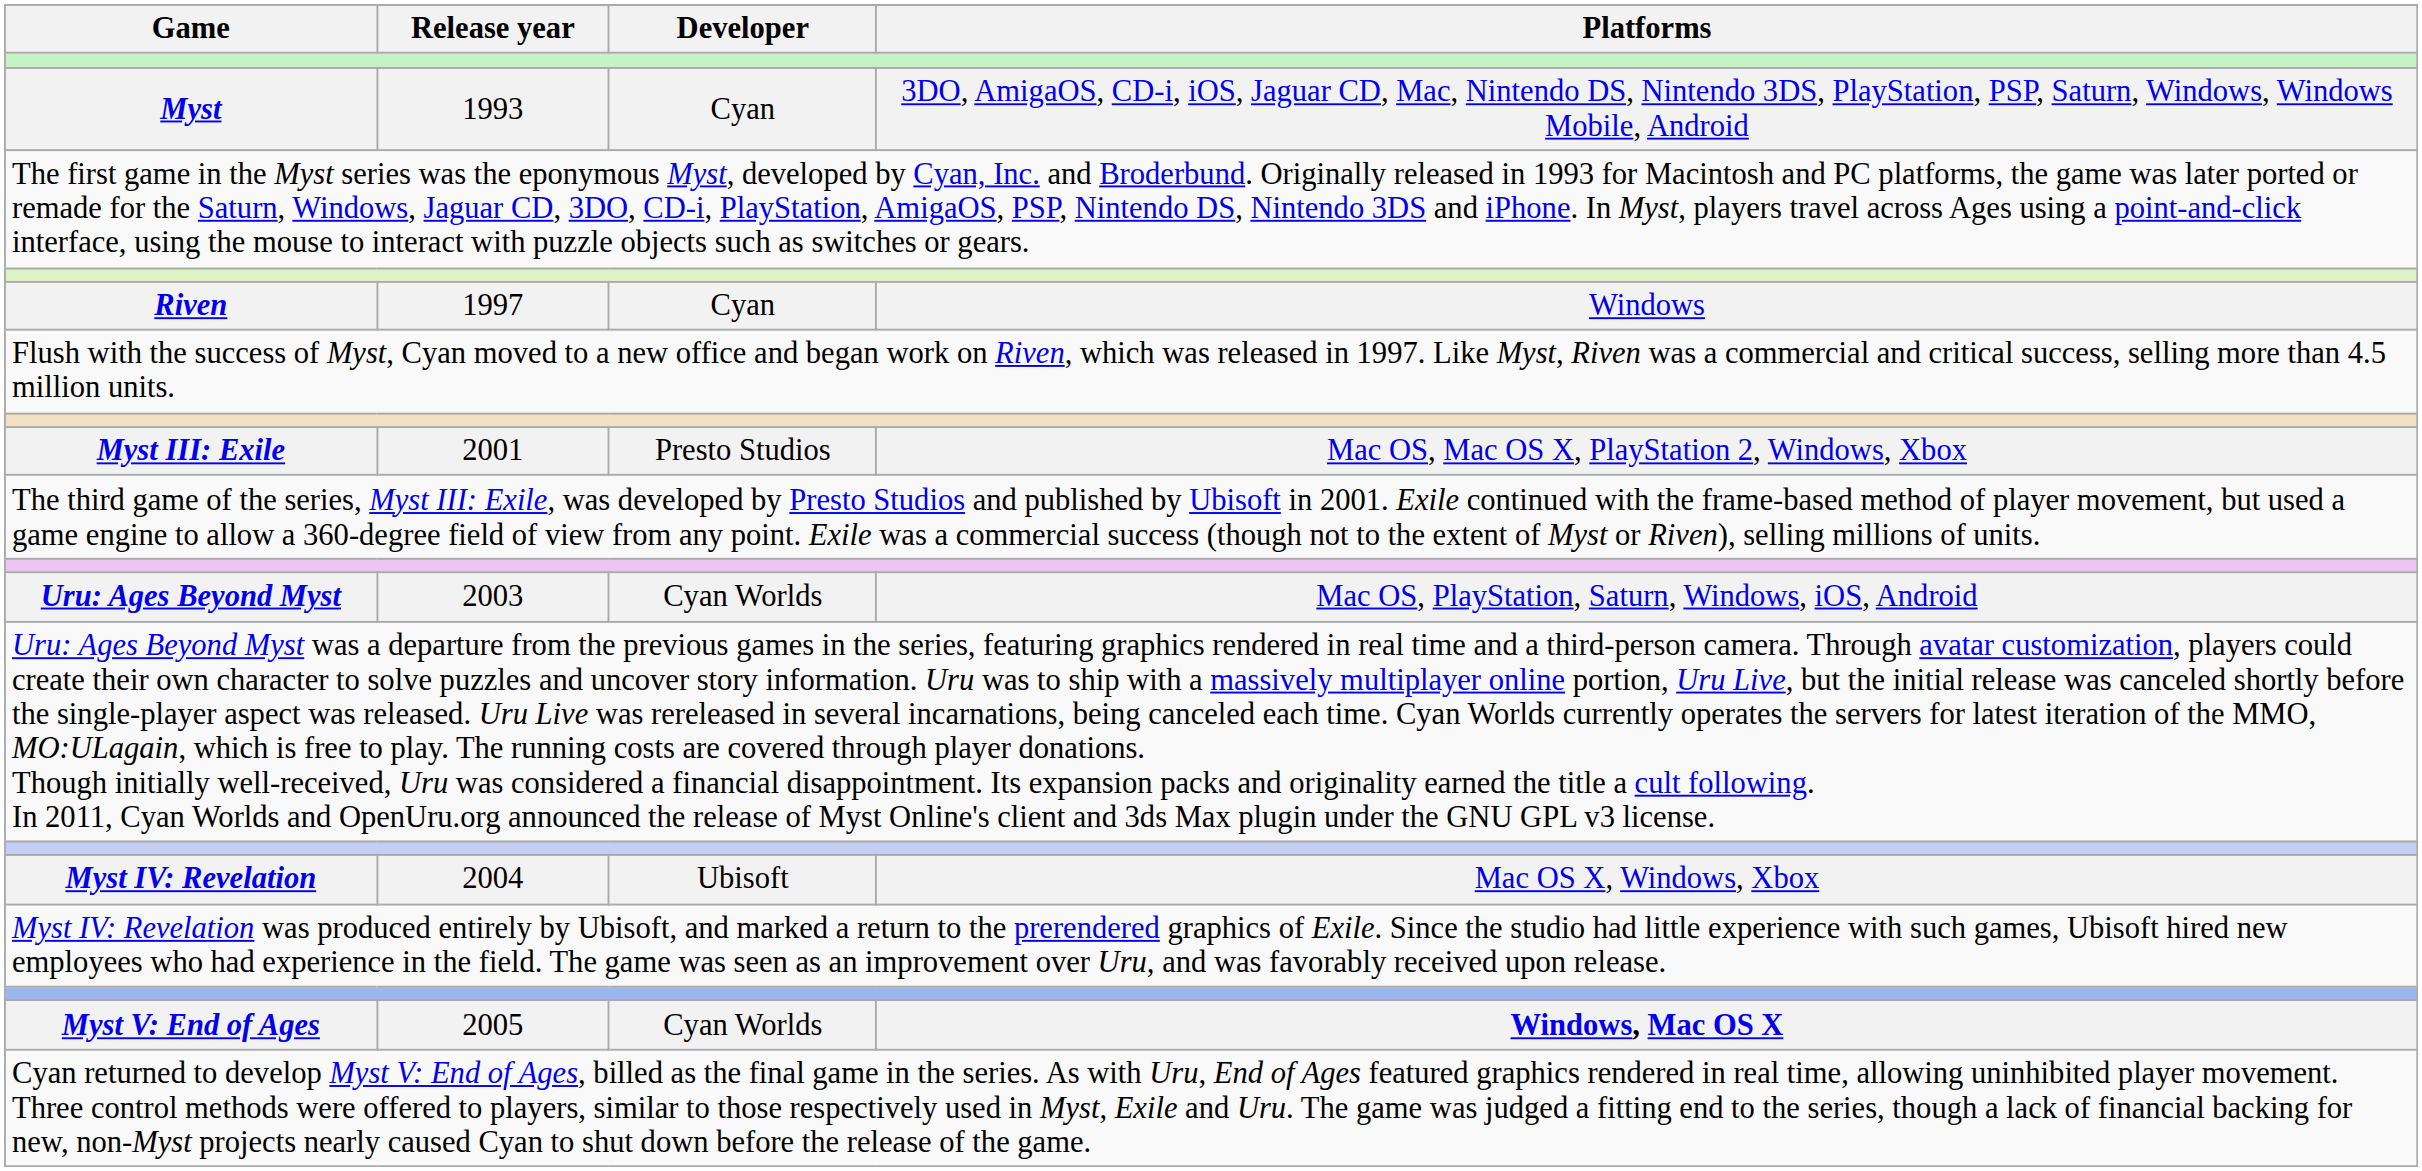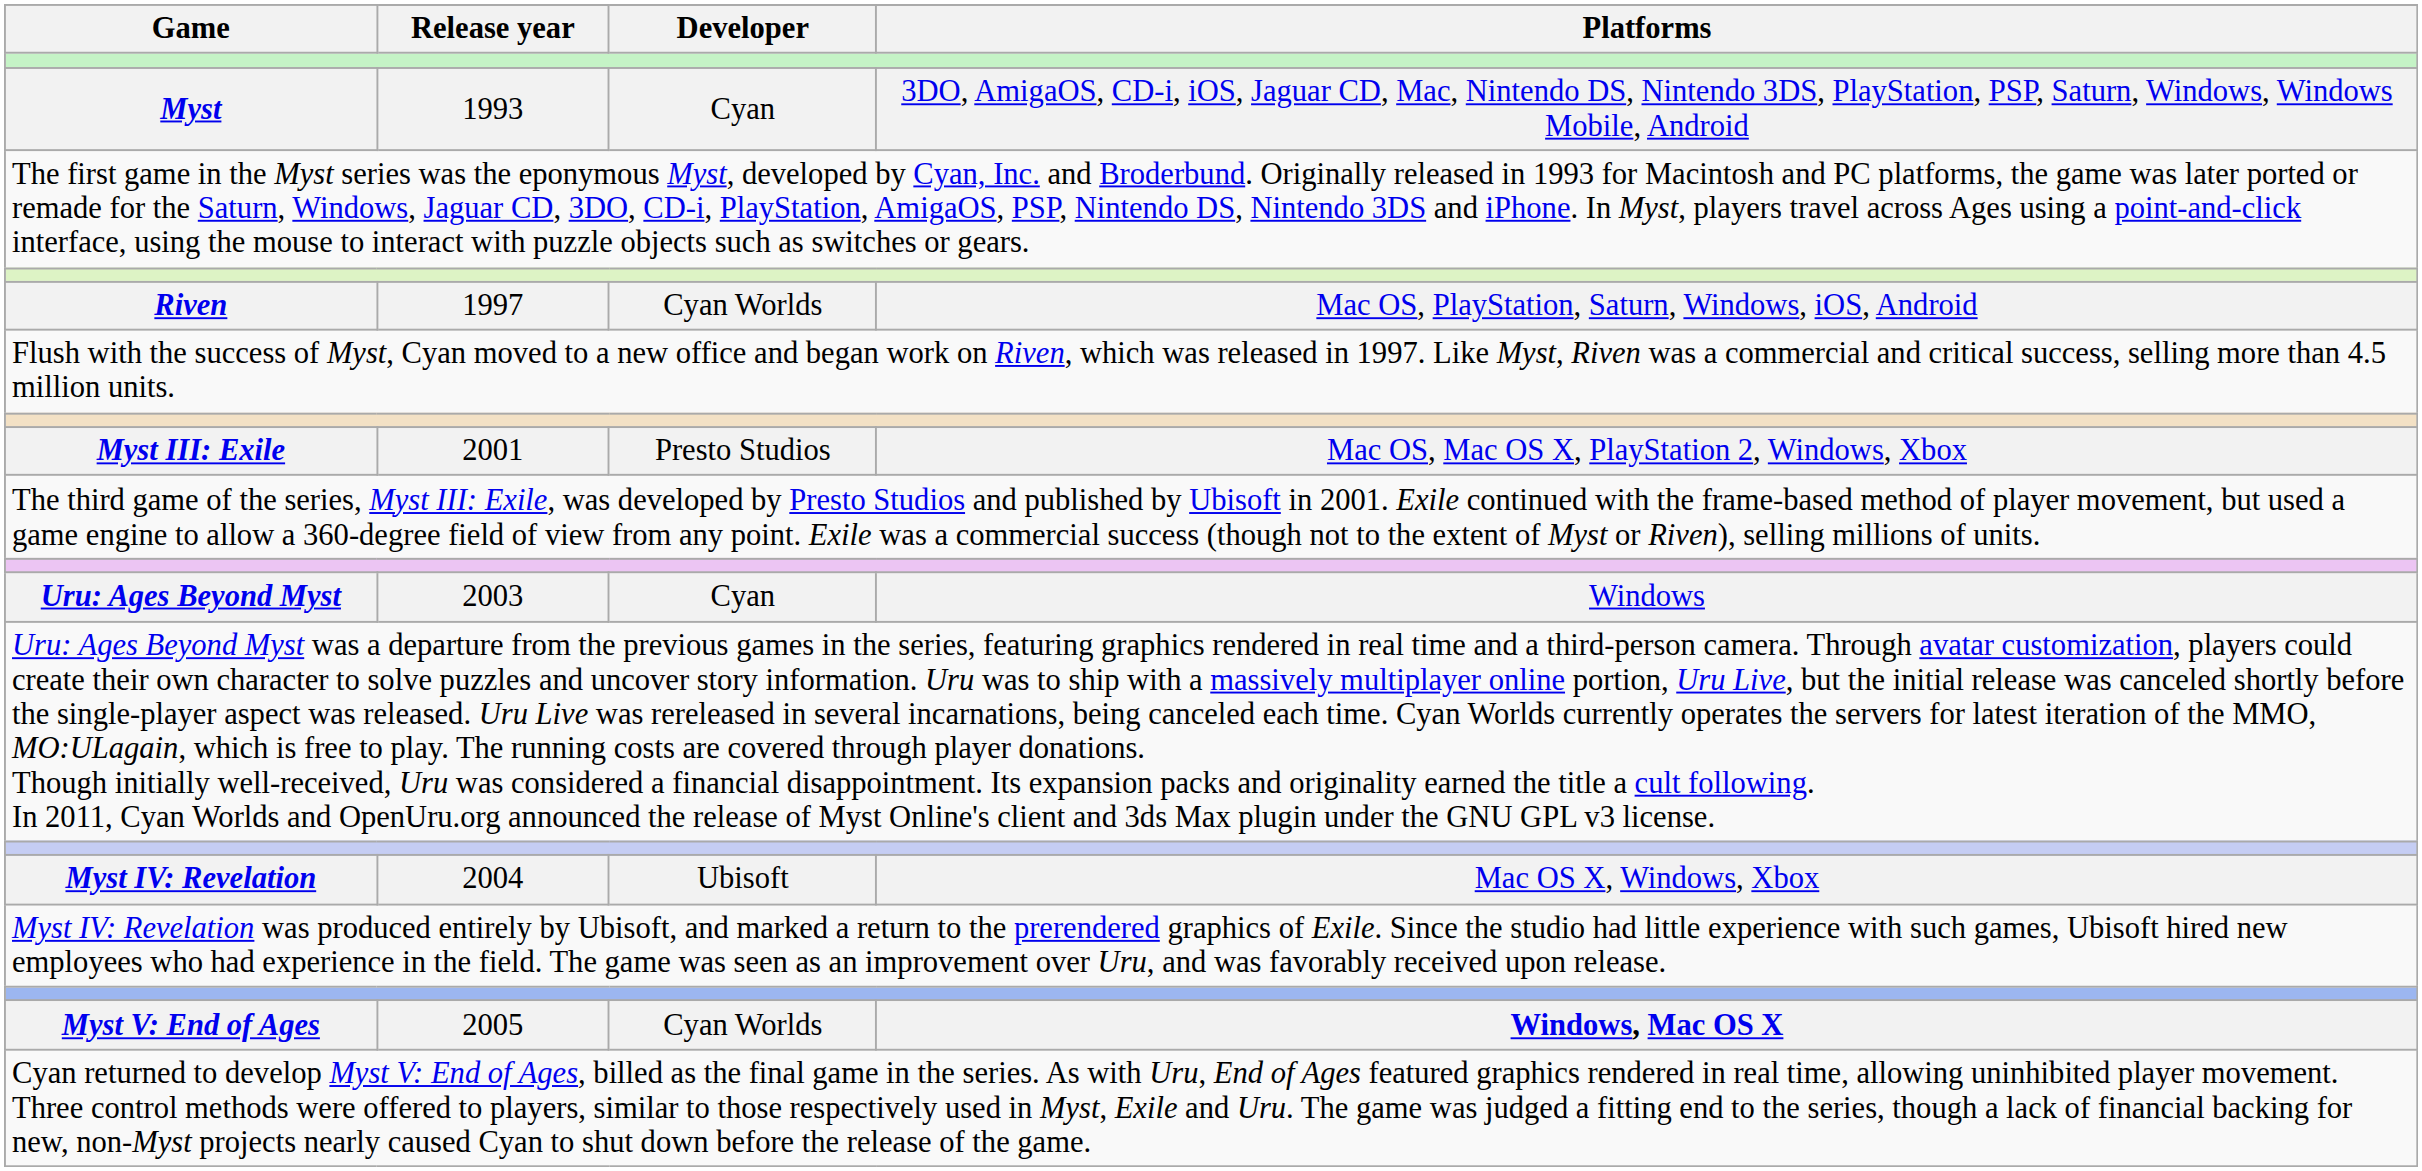(743, 305) Cyan -> (743, 305) Cyan Worlds
(1647, 305) Windows -> (1647, 305) Mac OS, PlayStation, Saturn, Windows, iOS, Android
(743, 596) Cyan Worlds -> (743, 596) Cyan
(1647, 596) Mac OS, PlayStation, Saturn, Windows, iOS, Android -> (1647, 596) Windows
